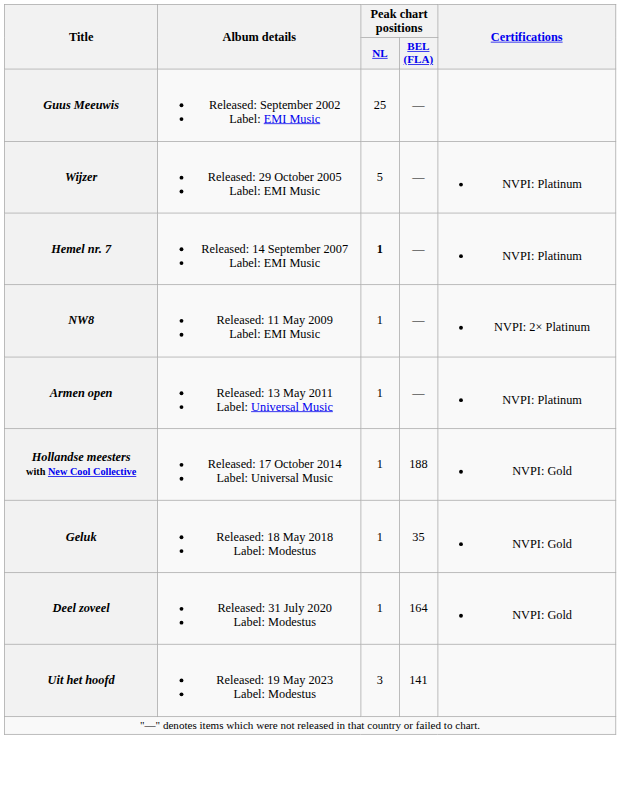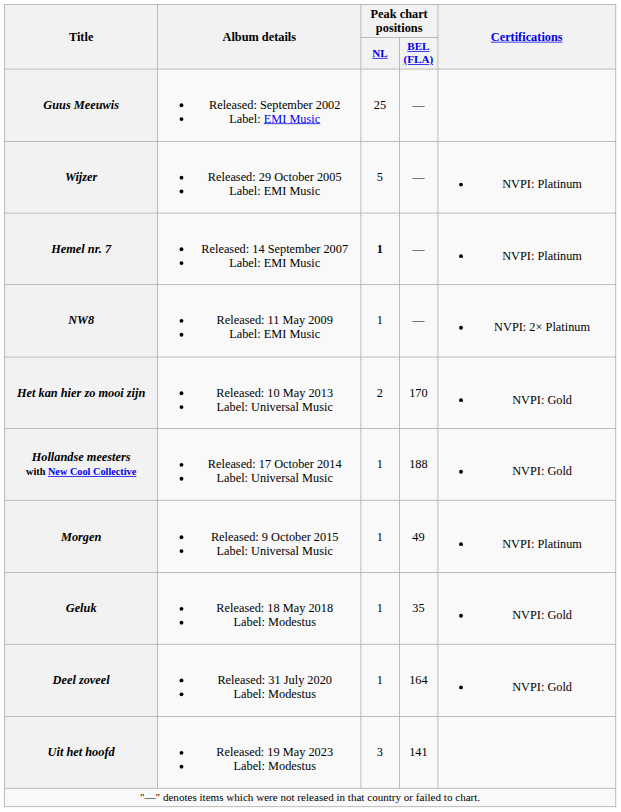- row: (81, 392)
+ row: (81, 392)
+ row: (81, 536)
